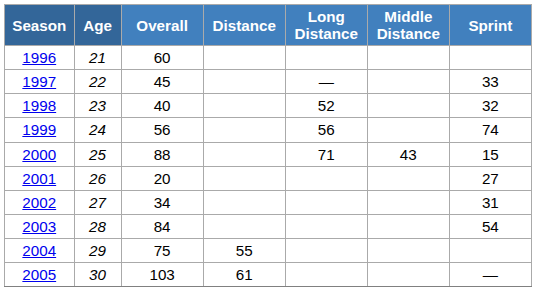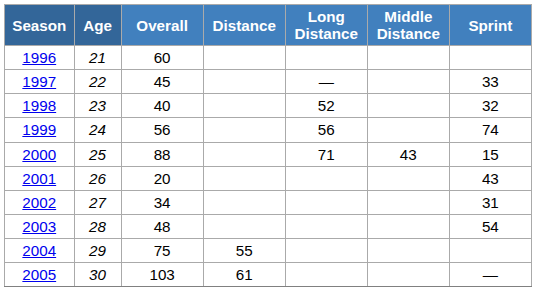(490, 178) 27 -> (490, 178) 43
(162, 226) 84 -> (162, 226) 48
